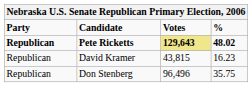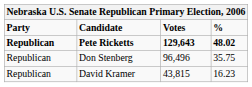(179, 43) khaki background -> (179, 43) no background
rows swapped: (106, 74) <-> (107, 58)
